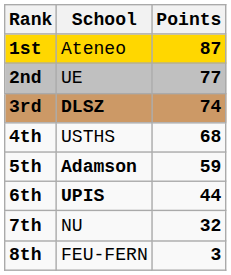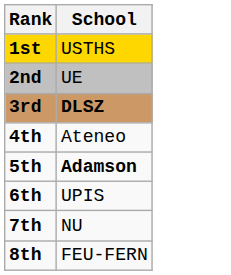- column: (189, 19)
(94, 49) Ateneo -> (88, 49) USTHS
(88, 137) USTHS -> (94, 137) Ateneo
(83, 196) bold -> (83, 196) normal
